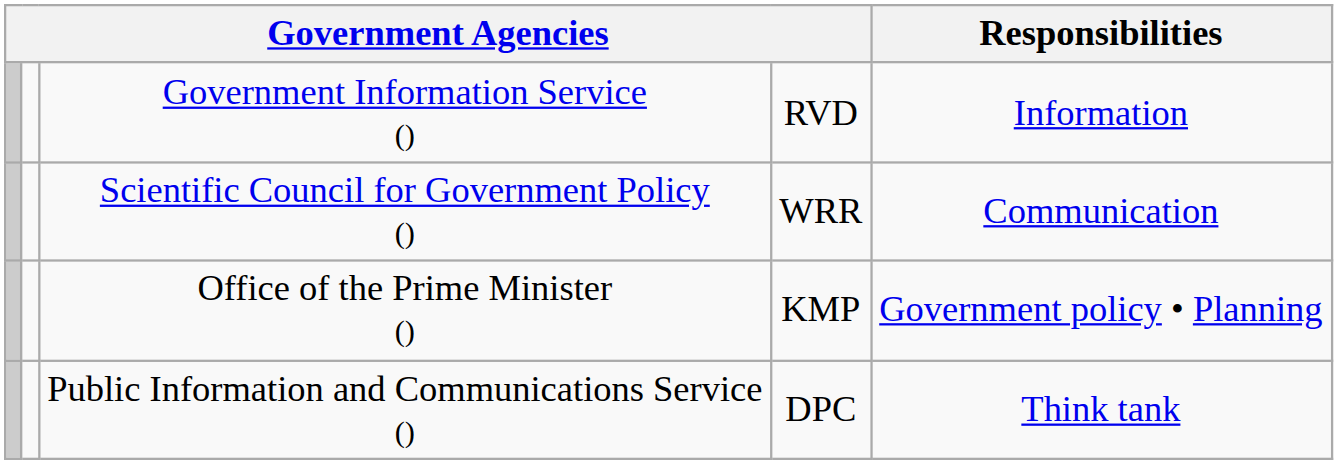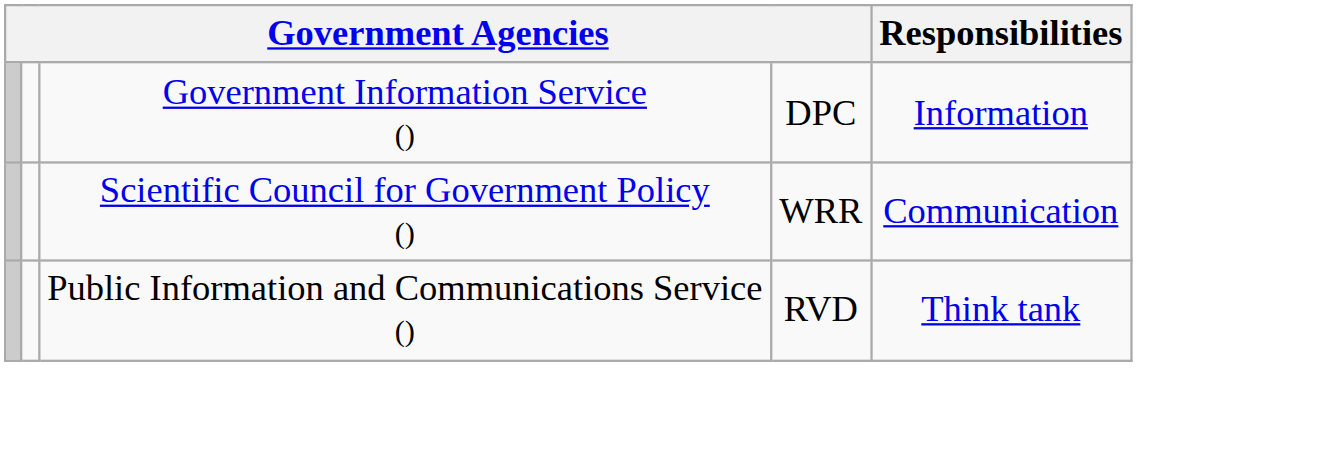(821, 111) RVD -> (821, 111) DPC
- row: (405, 309)
(821, 408) DPC -> (821, 309) RVD
